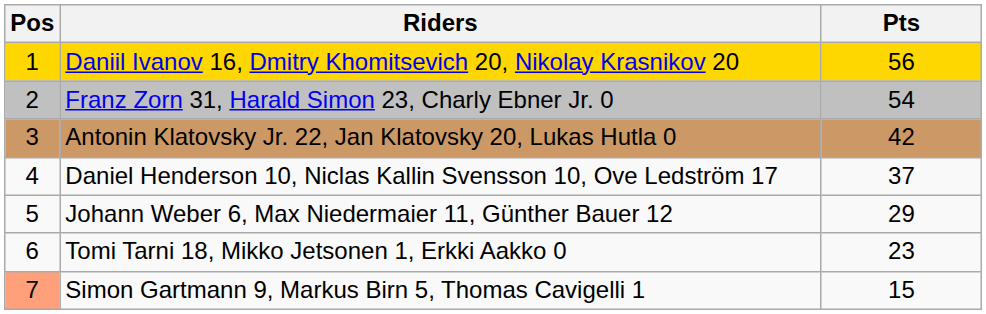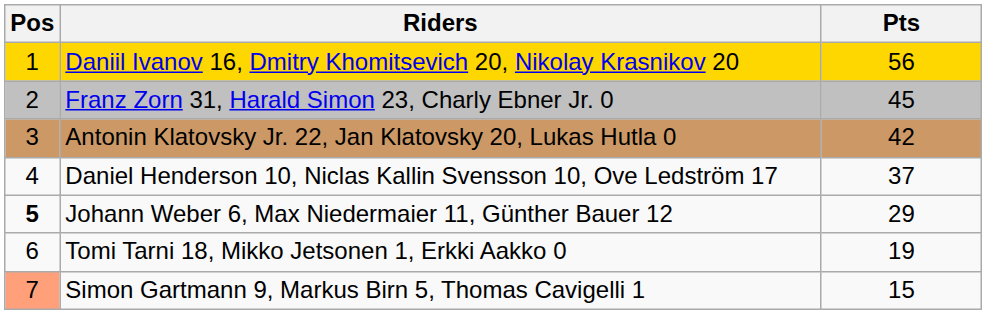(901, 99) 54 -> (901, 99) 45
(32, 213) normal -> (32, 213) bold
(901, 251) 23 -> (901, 251) 19
